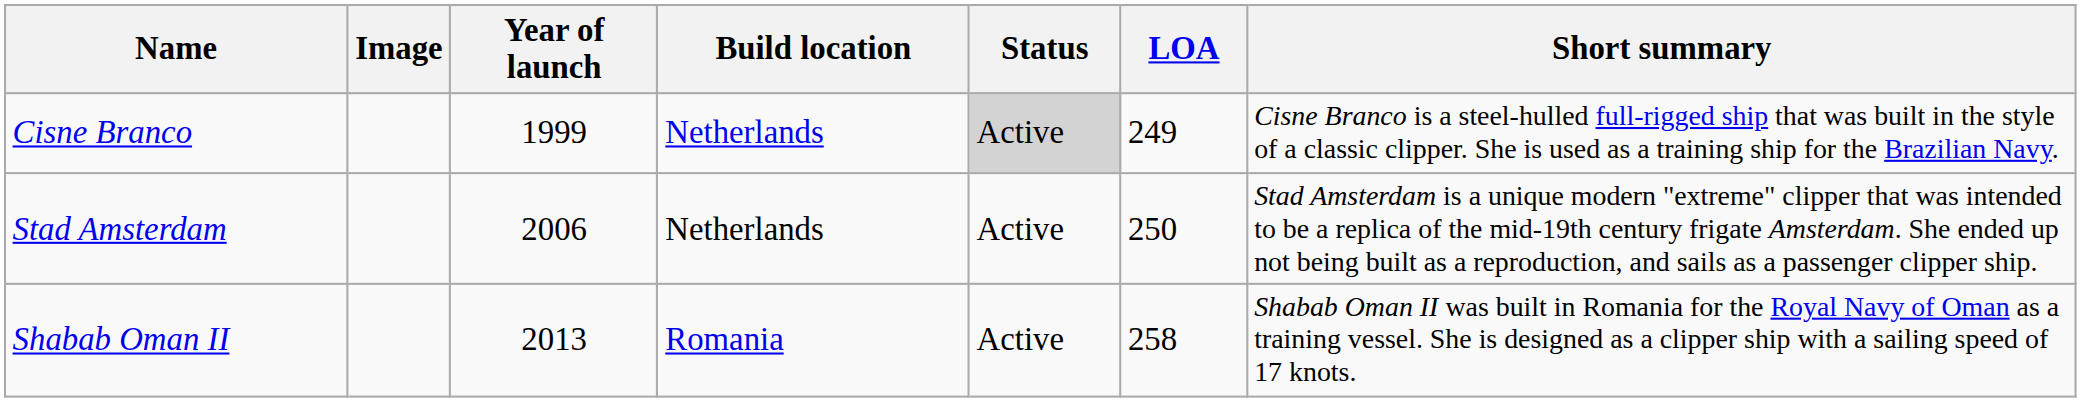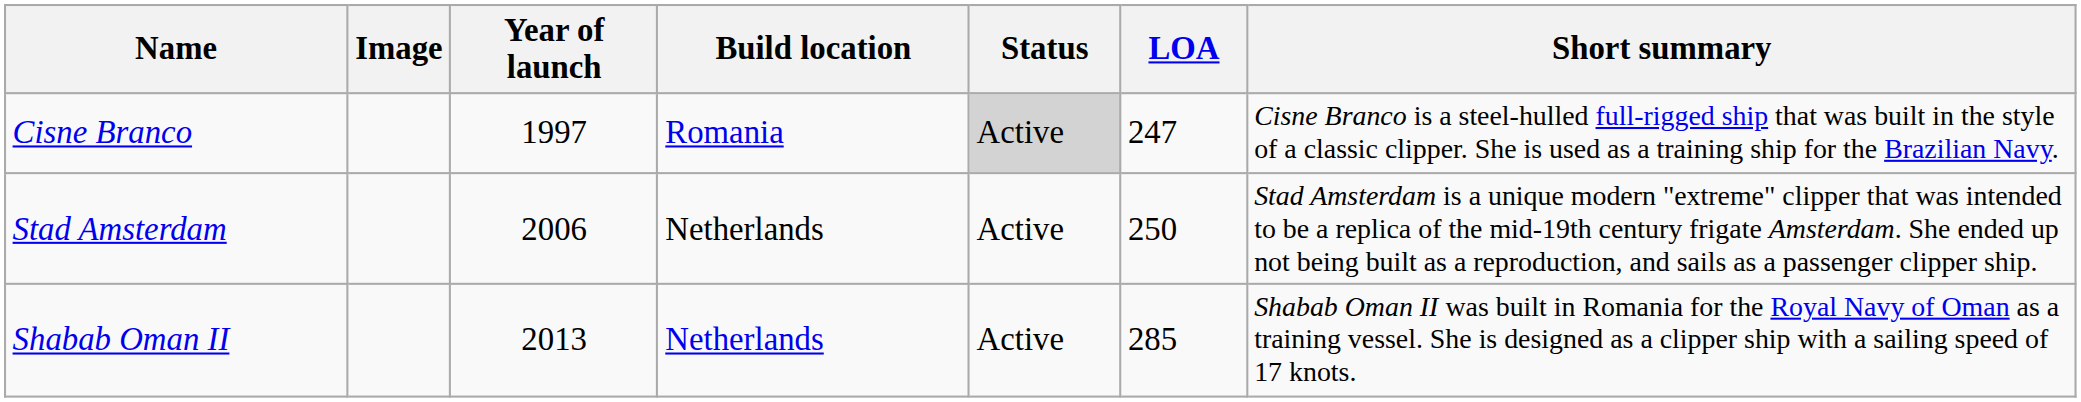(554, 132) 1999 -> (554, 132) 1997
(745, 132) Netherlands -> (724, 132) Romania
(1153, 132) 249 -> (1153, 132) 247
(724, 339) Romania -> (745, 339) Netherlands
(1153, 339) 258 -> (1153, 339) 285
